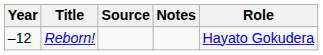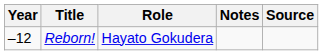columns swapped: (258, 15) <-> (126, 15)
